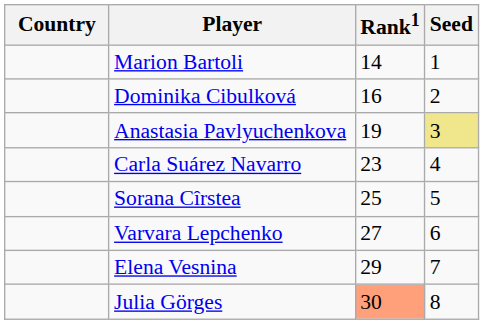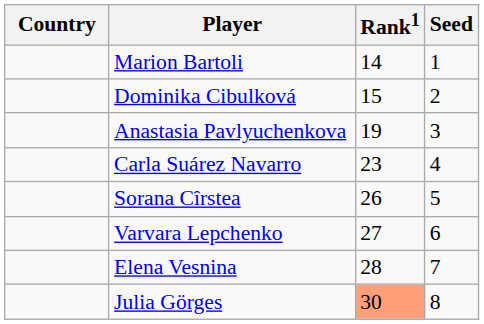(371, 95) 16 -> (371, 95) 15
(435, 130) khaki background -> (435, 130) no background
(371, 198) 25 -> (371, 198) 26
(371, 267) 29 -> (371, 267) 28
